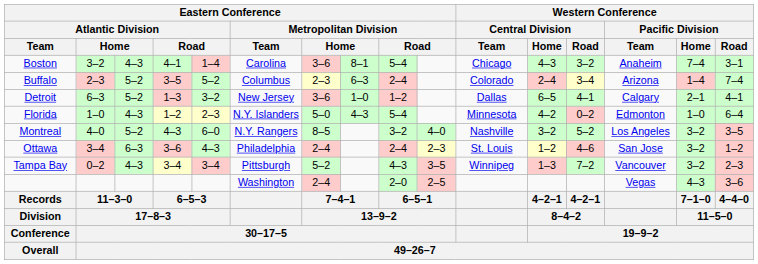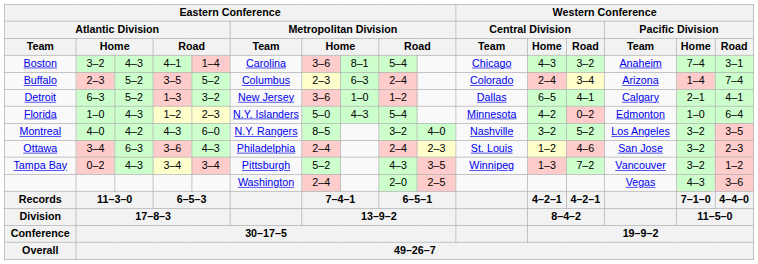(134, 132) 5–2 -> (134, 132) 4–2
(734, 149) 1–2 -> (734, 149) 2–3
(734, 166) 2–3 -> (734, 166) 1–2
